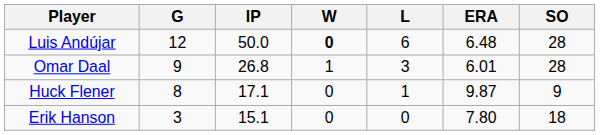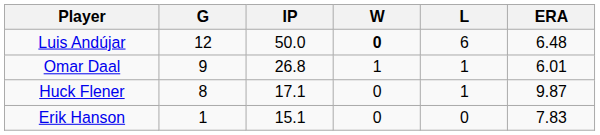- column: (557, 17)
(405, 67) 3 -> (464, 67) 1
(177, 117) 3 -> (203, 117) 1
(481, 117) 7.80 -> (551, 117) 7.83
